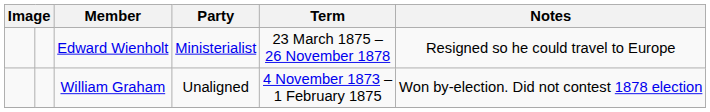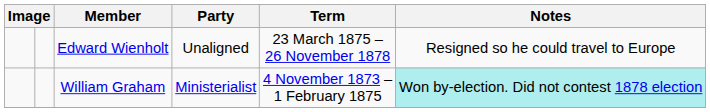(216, 47) Ministerialist -> (216, 47) Unaligned
(216, 87) Unaligned -> (216, 87) Ministerialist
(551, 87) no background -> (551, 87) paleturquoise background
